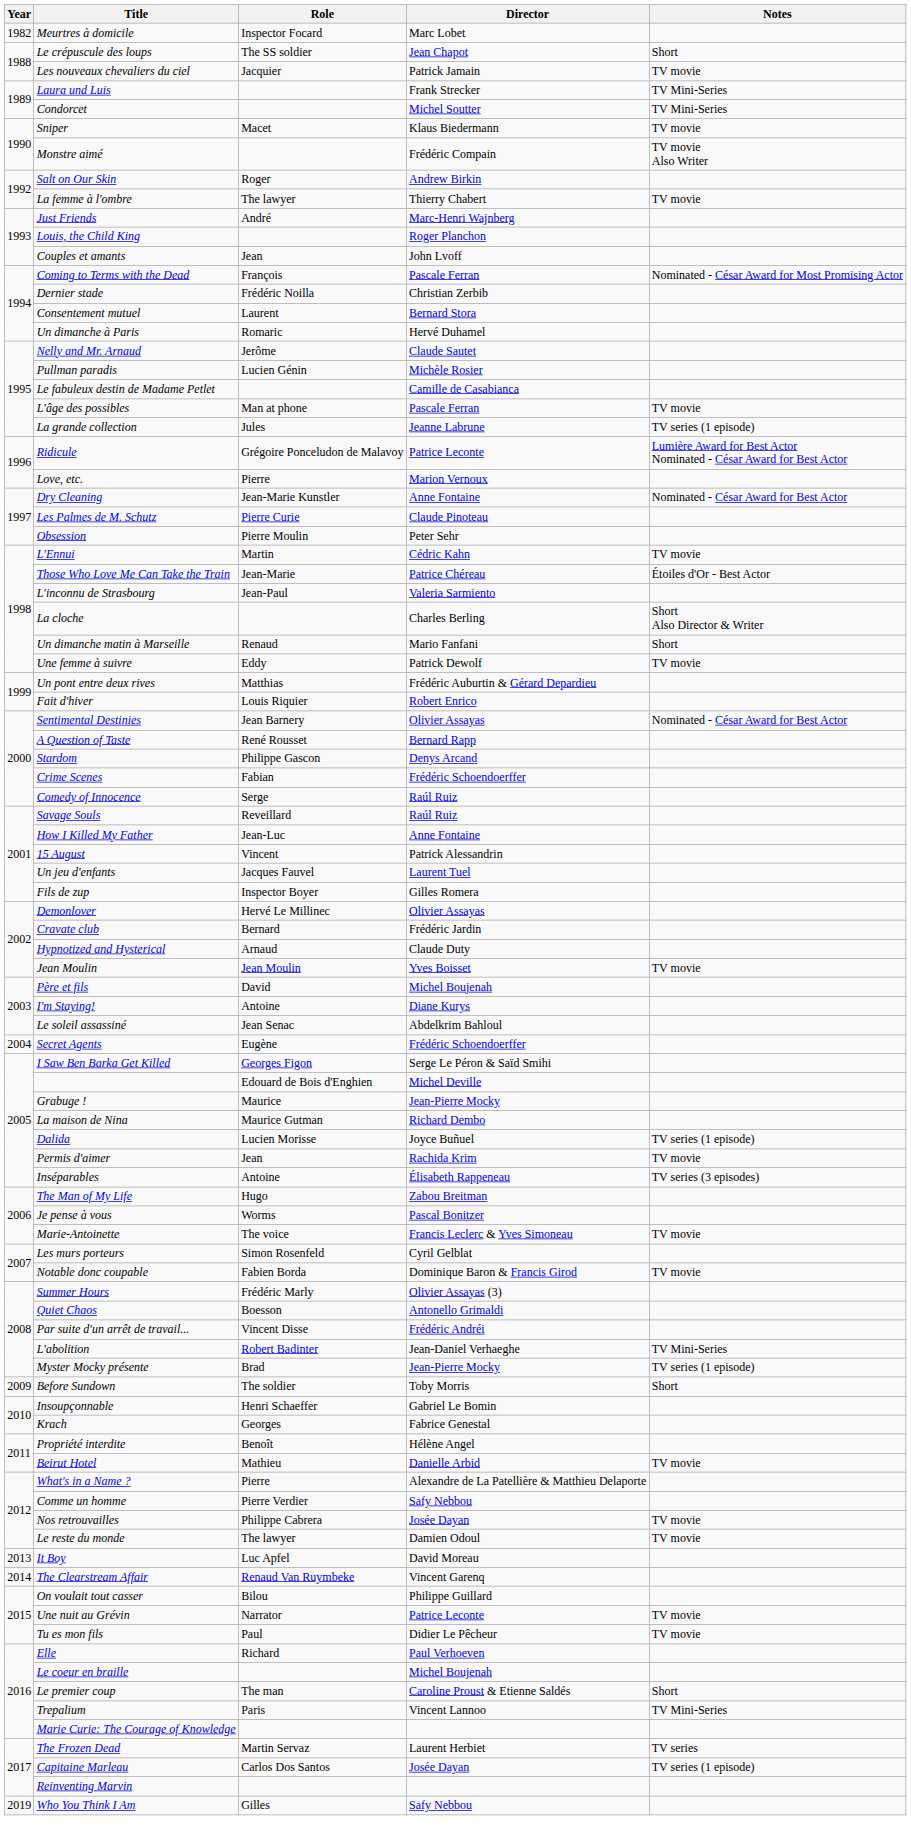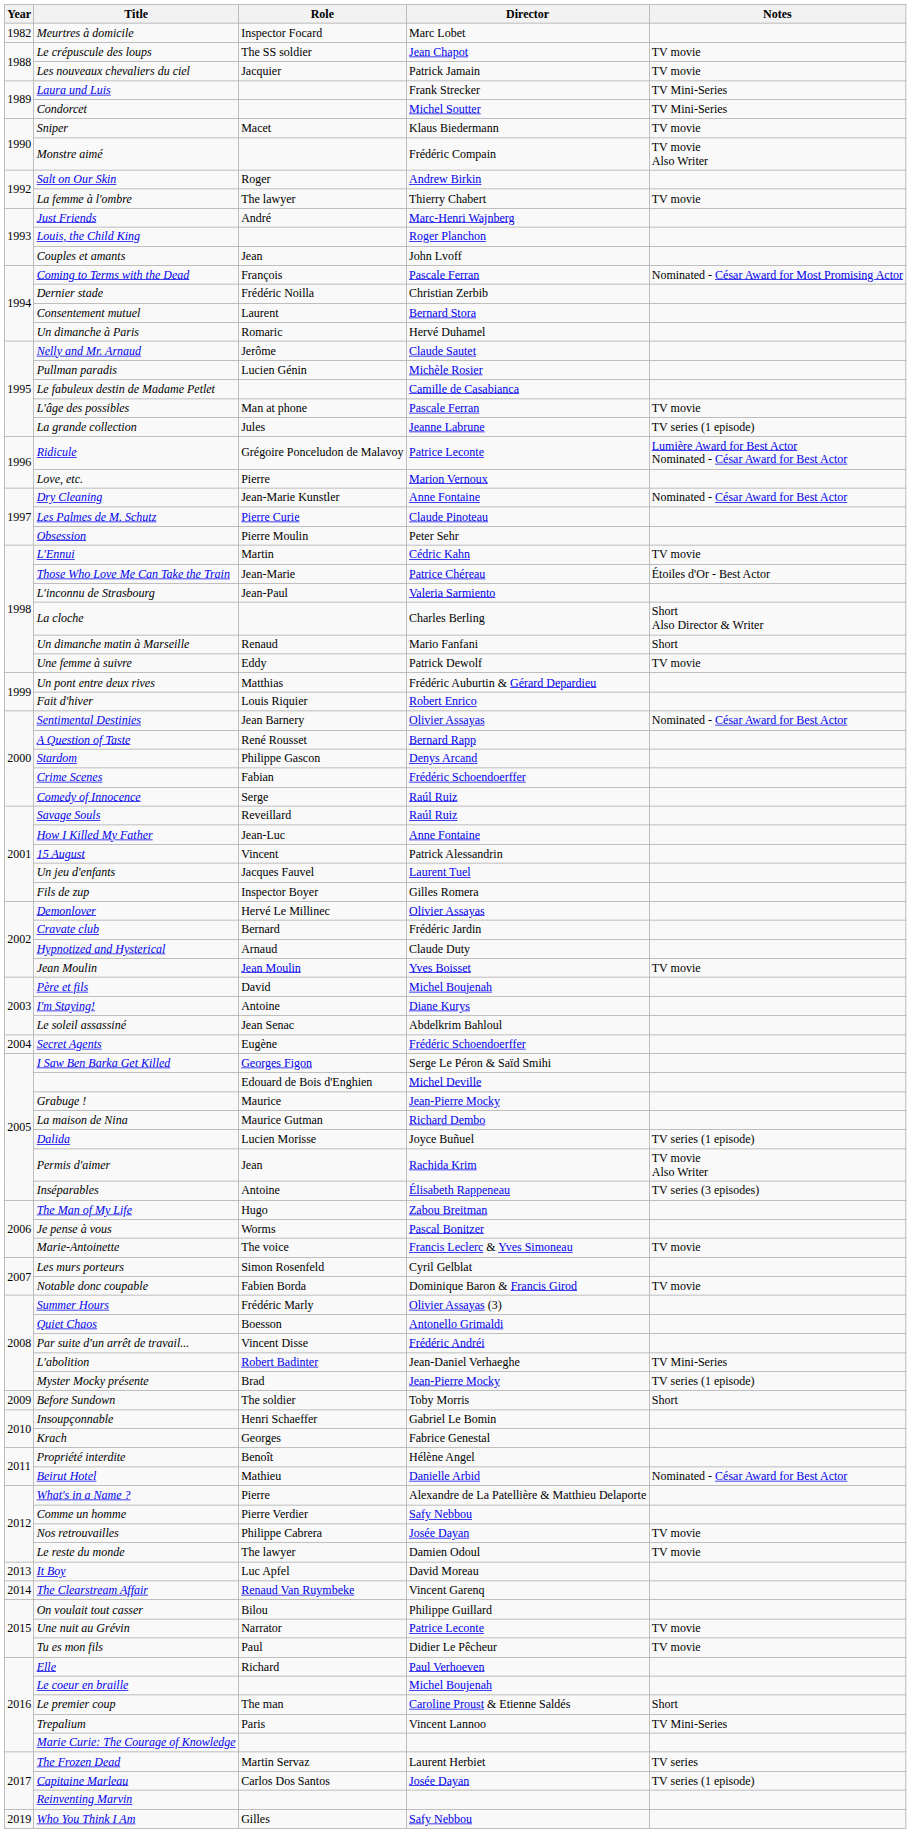(665, 52) Short -> (676, 52) TV movie
(676, 1158) TV movie -> (680, 1165) TV movie Also Writer
(676, 1462) TV movie -> (750, 1476) Nominated - César Award for Best Actor
